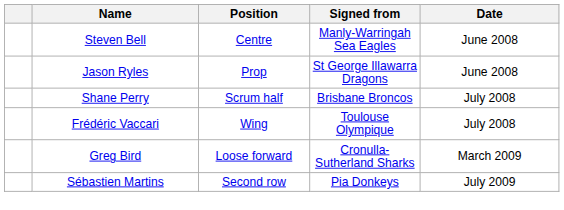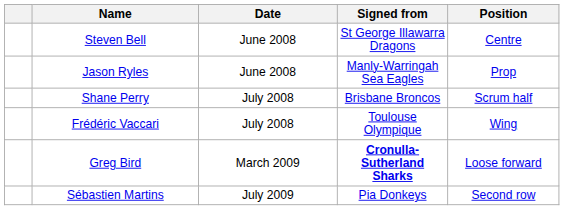columns swapped: (254, 14) <-> (490, 14)
(365, 39) Manly-Warringah Sea Eagles -> (393, 39) St George Illawarra Dragons
(365, 72) St George Illawarra Dragons -> (393, 72) Manly-Warringah Sea Eagles
(365, 156) normal -> (393, 162) bold
